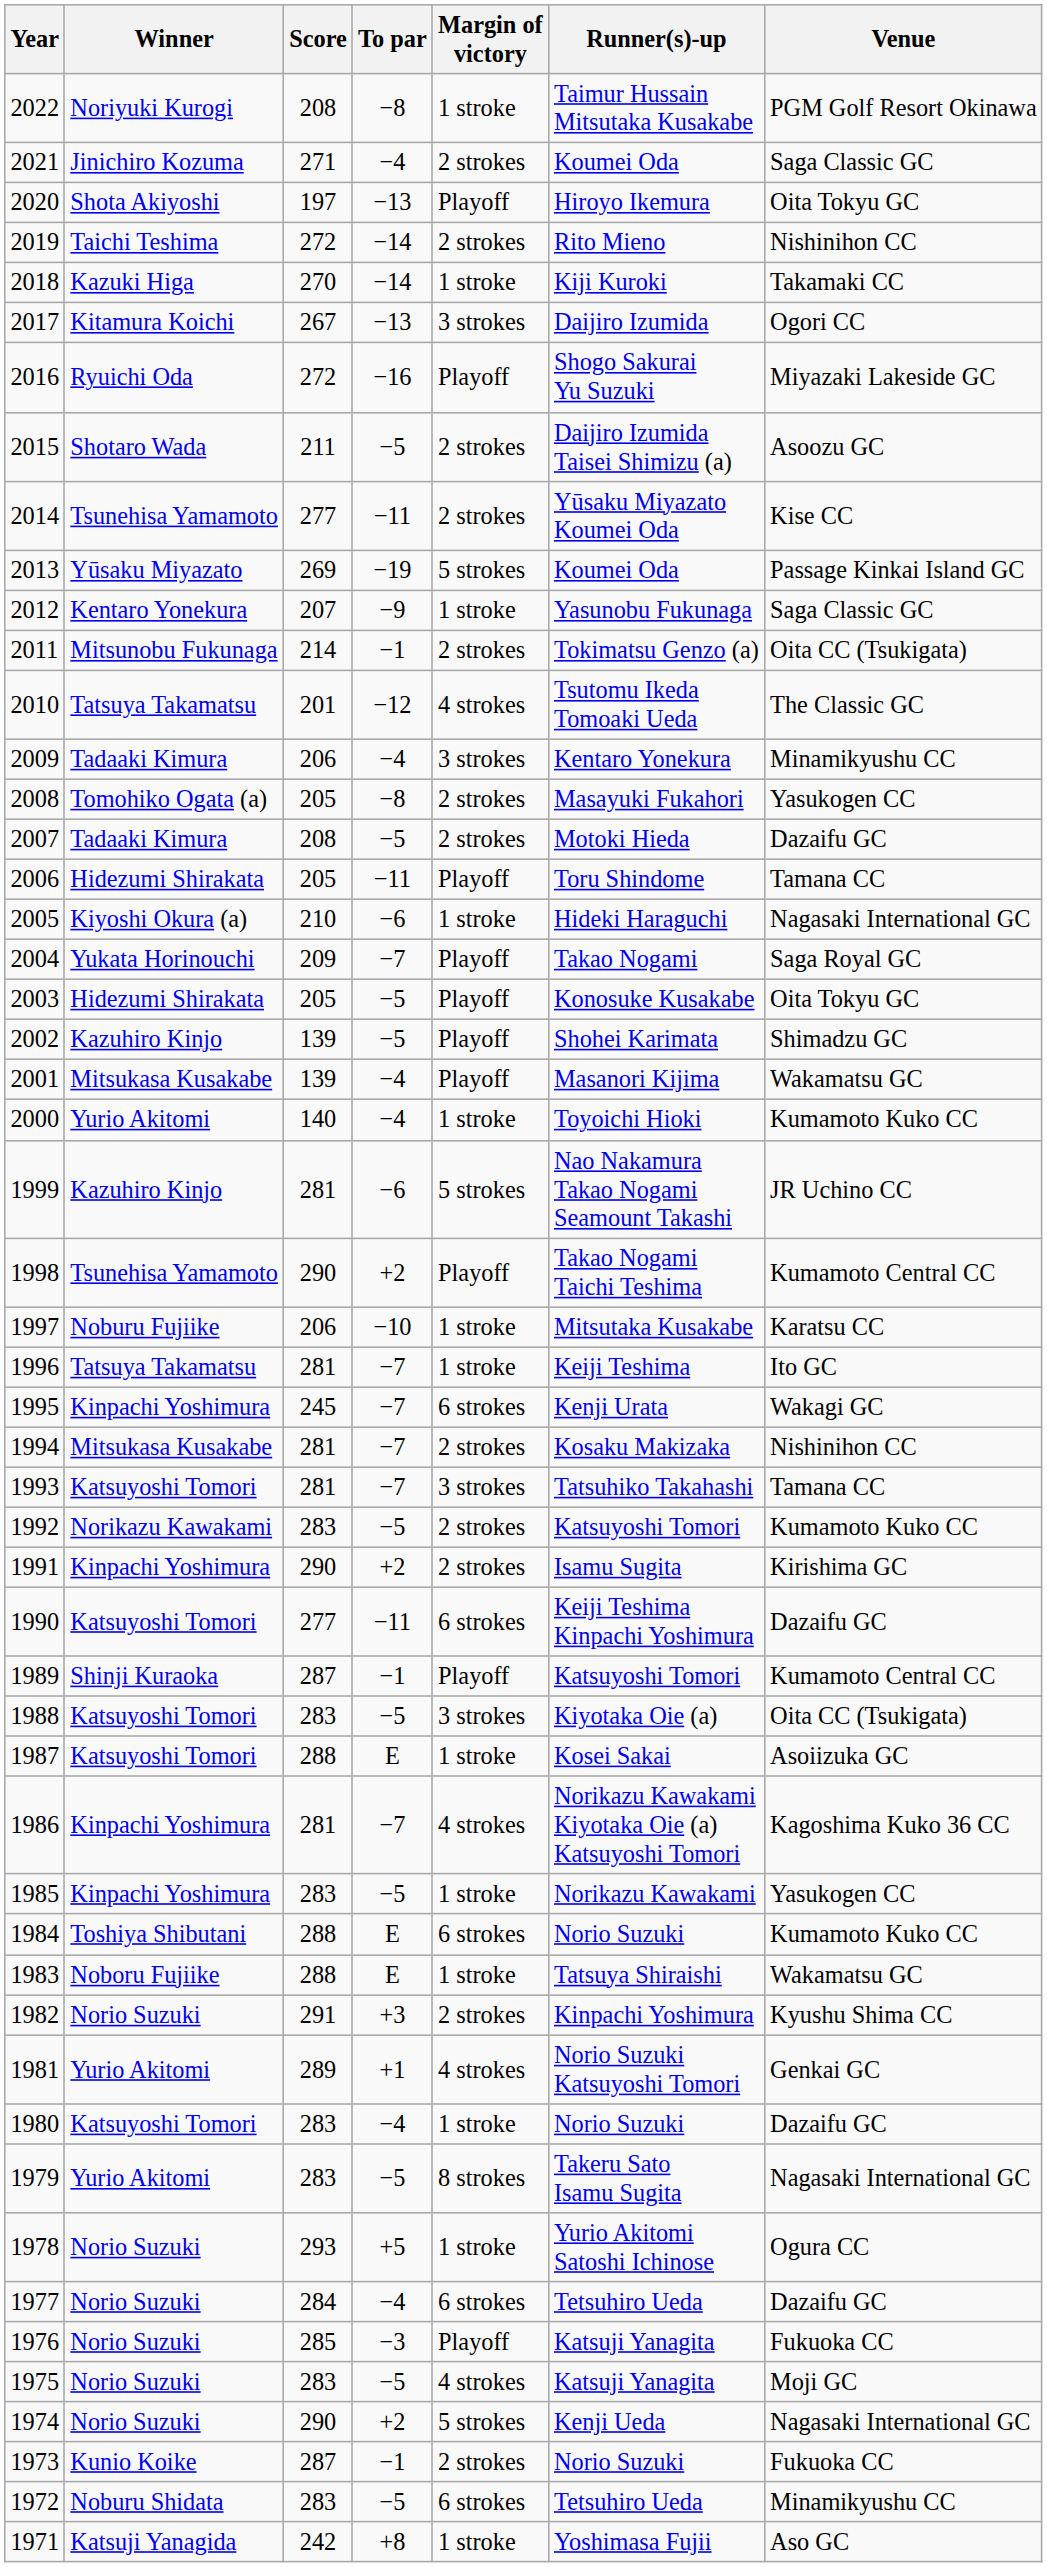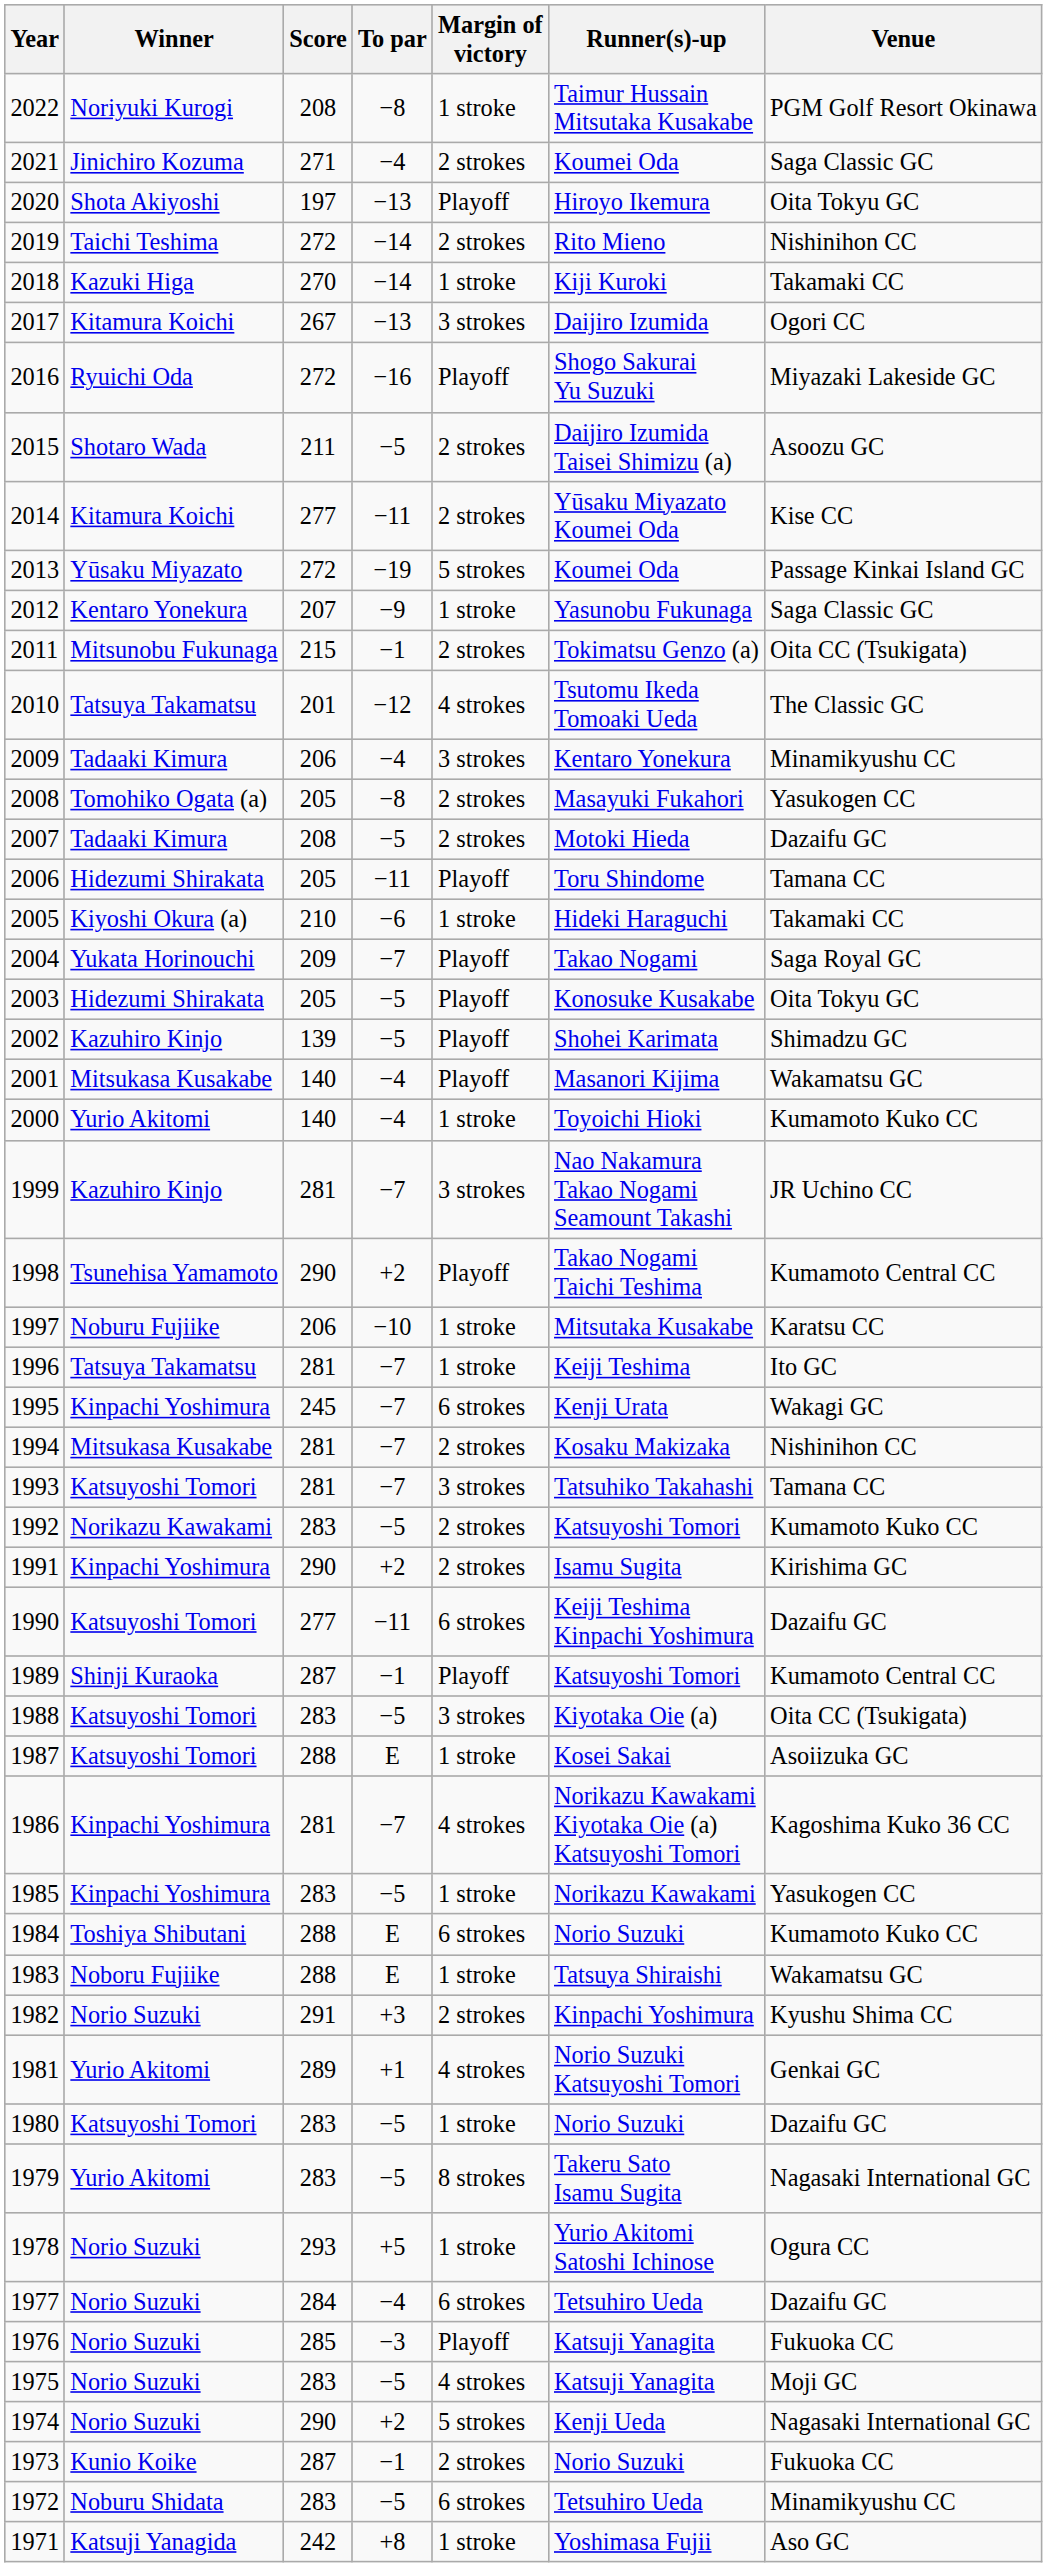(174, 515) Tsunehisa Yamamoto -> (152, 515) Kitamura Koichi
(318, 569) 269 -> (318, 569) 272
(318, 649) 214 -> (318, 649) 215
(900, 919) Nagasaki International GC -> (837, 919) Takamaki CC
(318, 1079) 139 -> (318, 1079) 140
(392, 1188) −6 -> (392, 1188) −7
(482, 1188) 5 strokes -> (482, 1188) 3 strokes
(392, 2123) −4 -> (392, 2123) −5
